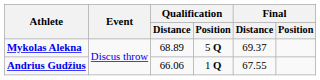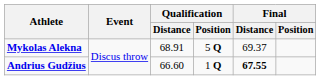(172, 48) 68.89 -> (172, 48) 68.91
(172, 66) 66.06 -> (172, 66) 66.60
(254, 66) normal -> (254, 66) bold
